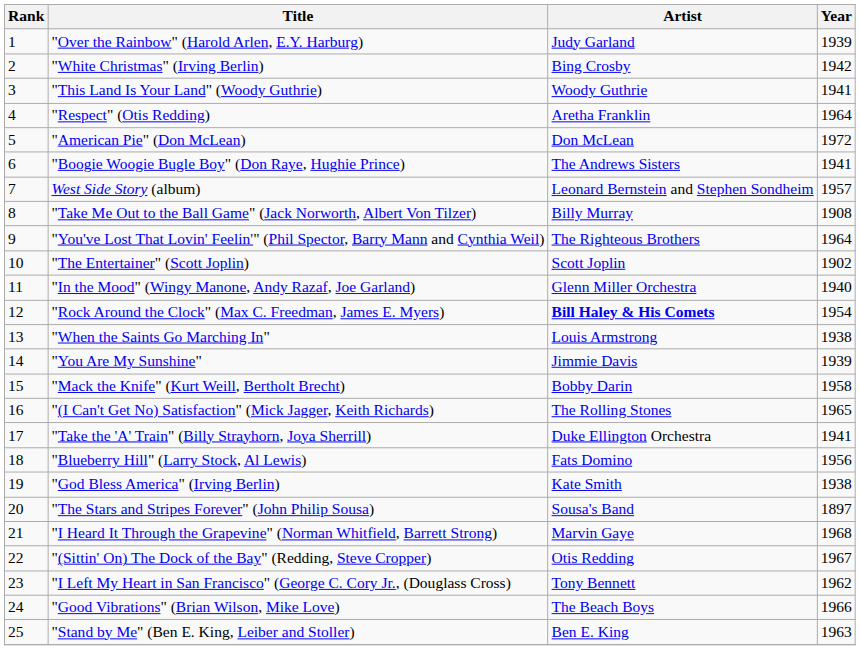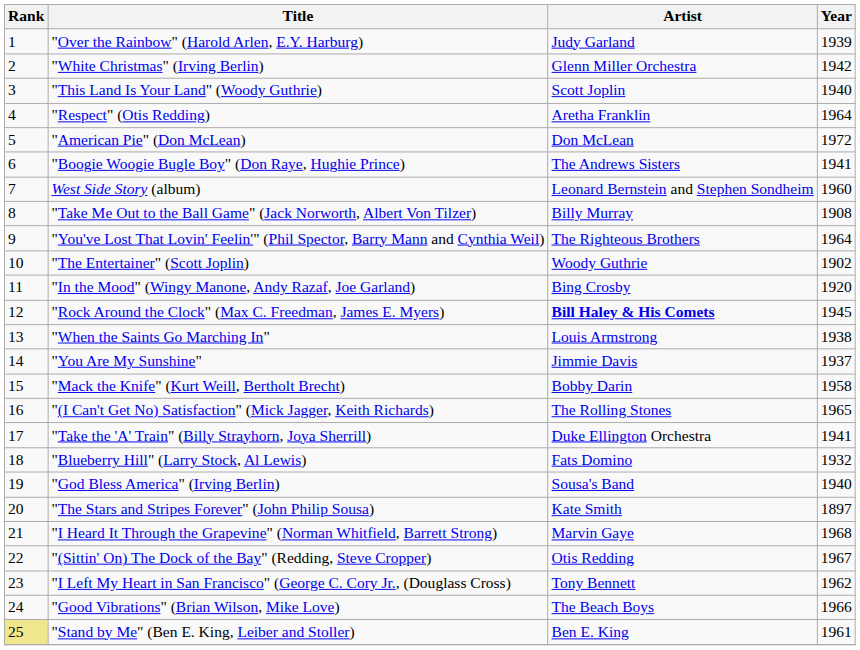(591, 66) Bing Crosby -> (624, 66) Glenn Miller Orchestra
(599, 90) Woody Guthrie -> (588, 90) Scott Joplin
(836, 90) 1941 -> (836, 90) 1940
(836, 189) 1957 -> (836, 189) 1960
(588, 262) Scott Joplin -> (599, 262) Woody Guthrie
(624, 287) Glenn Miller Orchestra -> (591, 287) Bing Crosby
(836, 287) 1940 -> (836, 287) 1920
(836, 312) 1954 -> (836, 312) 1945
(836, 361) 1939 -> (836, 361) 1937
(836, 459) 1956 -> (836, 459) 1932
(587, 484) Kate Smith -> (593, 484) Sousa's Band
(836, 484) 1938 -> (836, 484) 1940
(593, 509) Sousa's Band -> (587, 509) Kate Smith
(16, 632) no background -> (16, 632) khaki background
(836, 632) 1963 -> (836, 632) 1961
